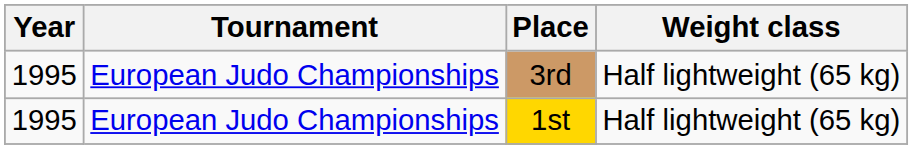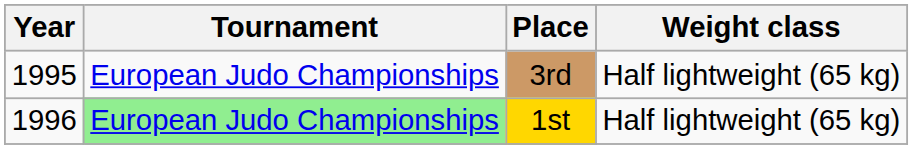(44, 120) 1995 -> (44, 120) 1996
(295, 120) no background -> (295, 120) lightgreen background
